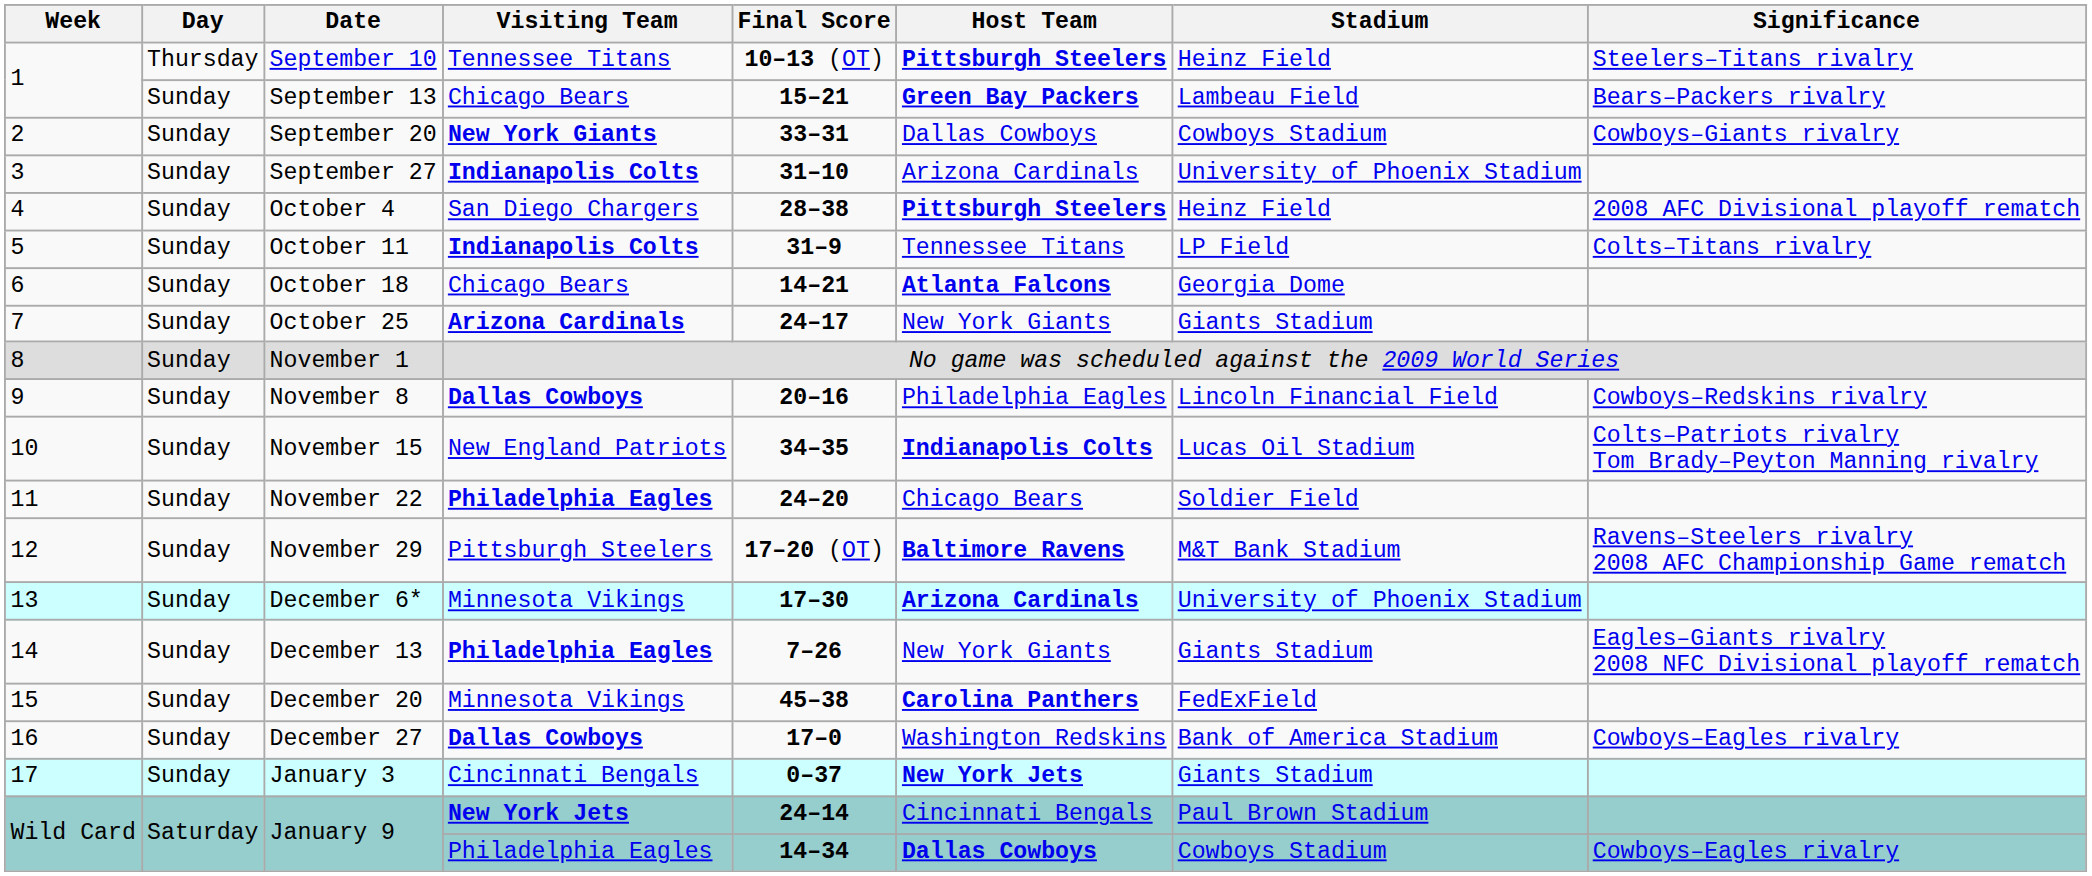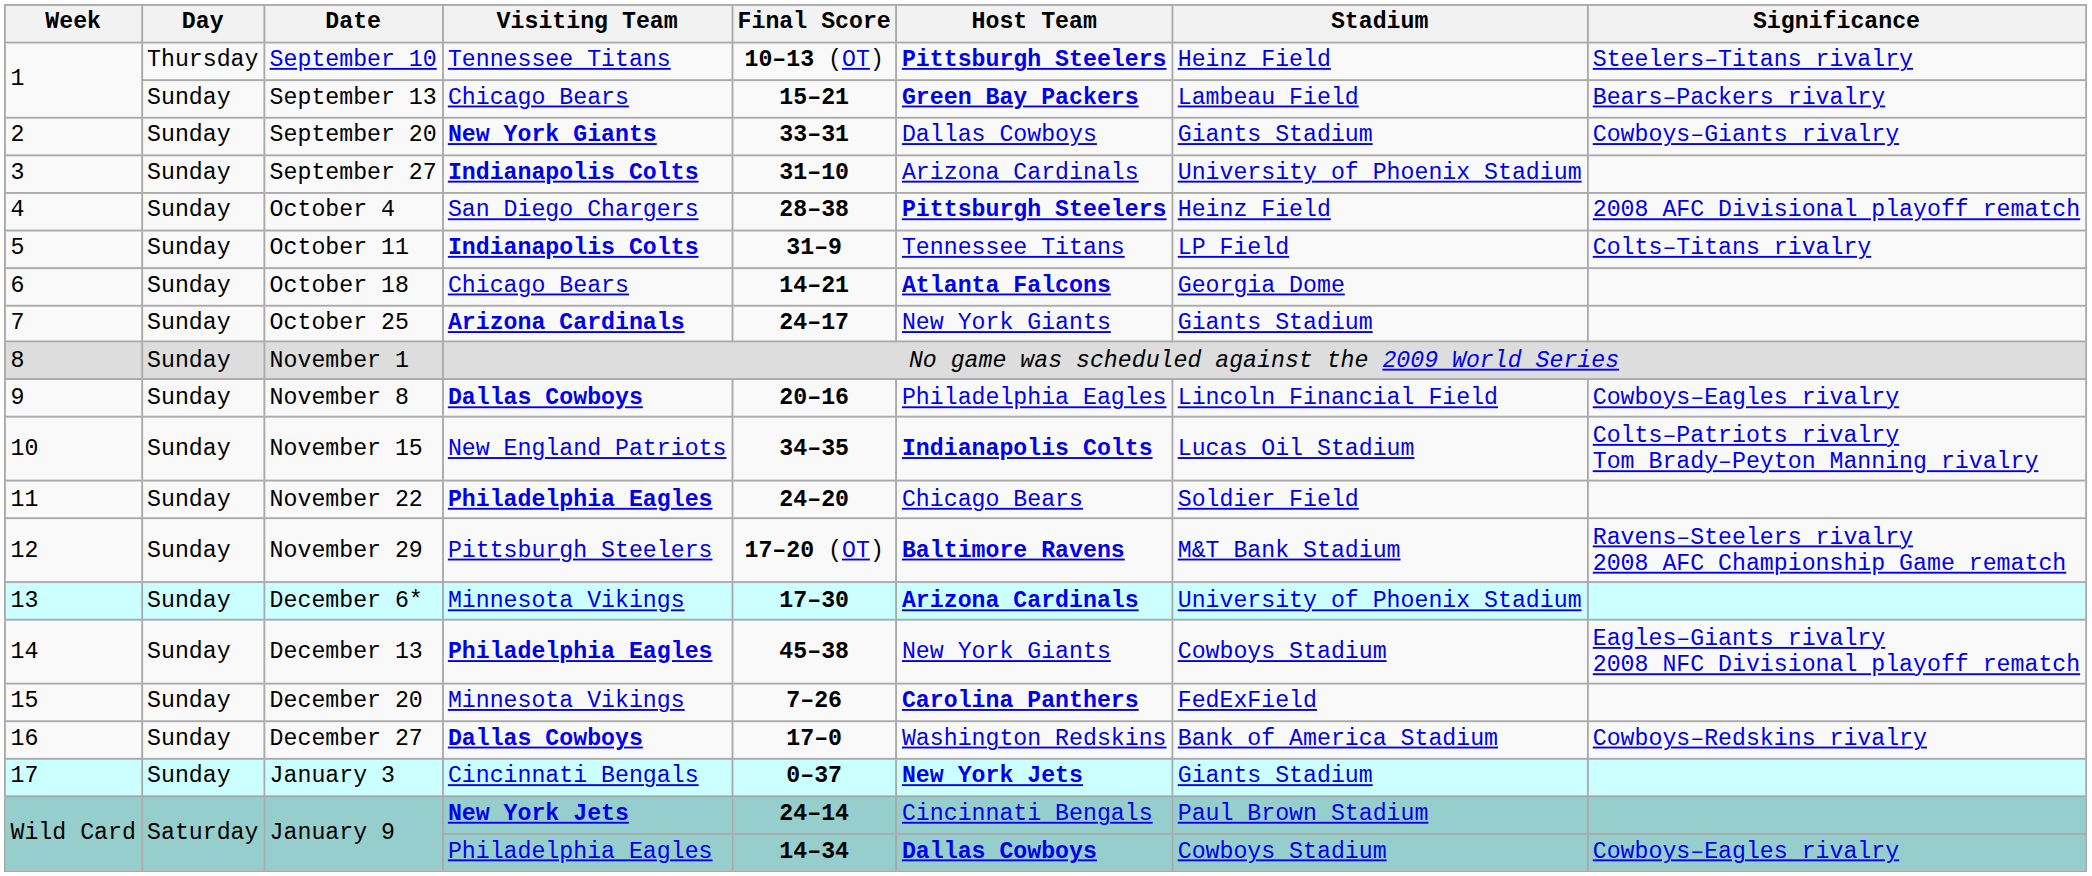(1282, 136) Cowboys Stadium -> (1275, 136) Giants Stadium
(1760, 399) Cowboys–Redskins rivalry -> (1746, 399) Cowboys–Eagles rivalry
(814, 652) 7–26 -> (814, 652) 45–38
(1275, 652) Giants Stadium -> (1282, 652) Cowboys Stadium
(814, 703) 45–38 -> (814, 703) 7–26
(1746, 740) Cowboys–Eagles rivalry -> (1760, 740) Cowboys–Redskins rivalry
